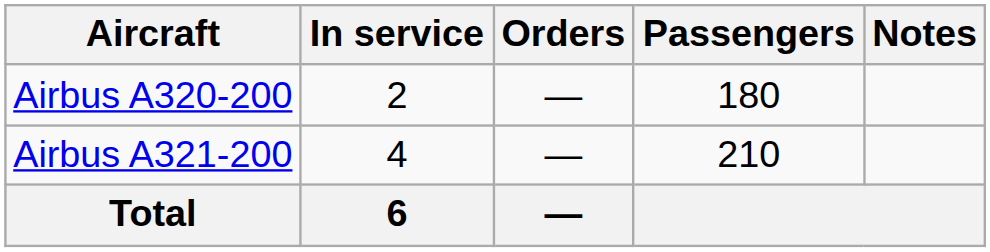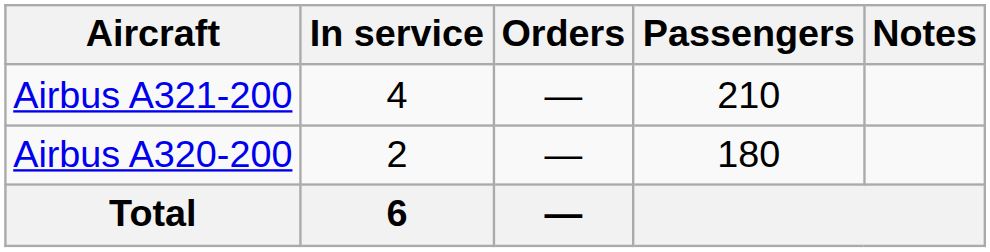rows swapped: (153, 94) <-> (153, 154)
